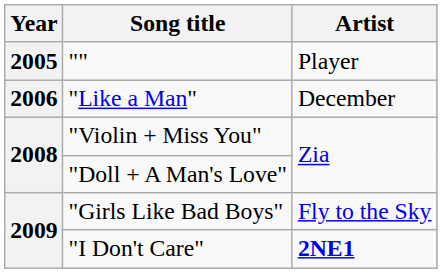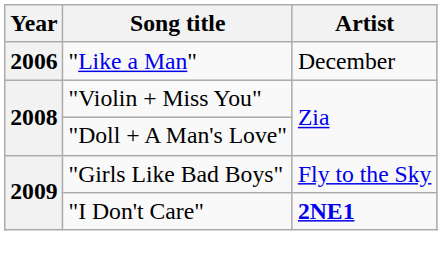- row: (78, 60)
